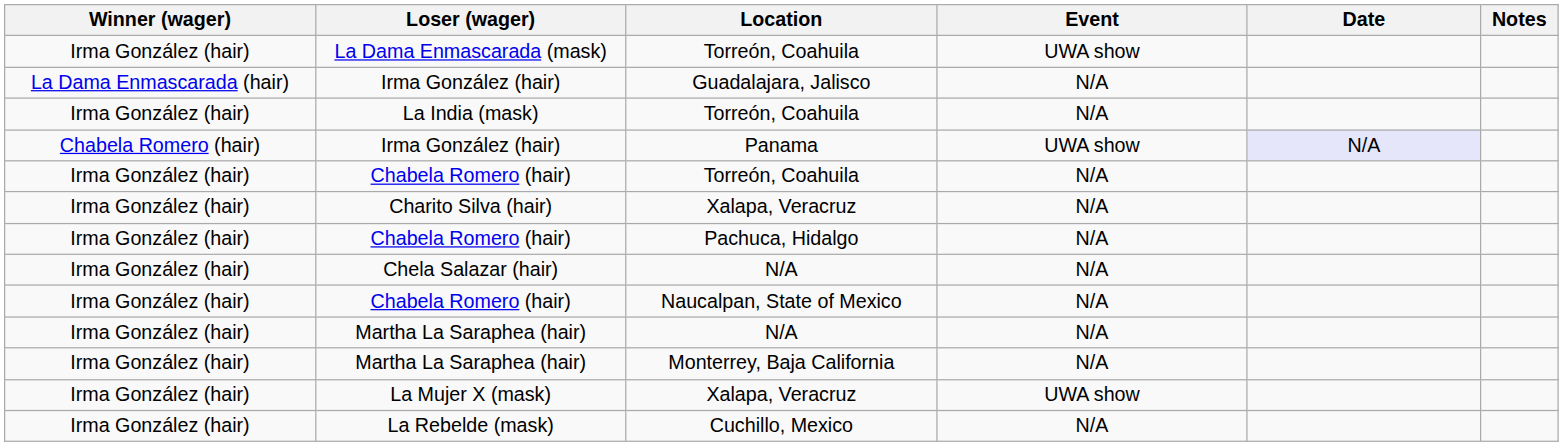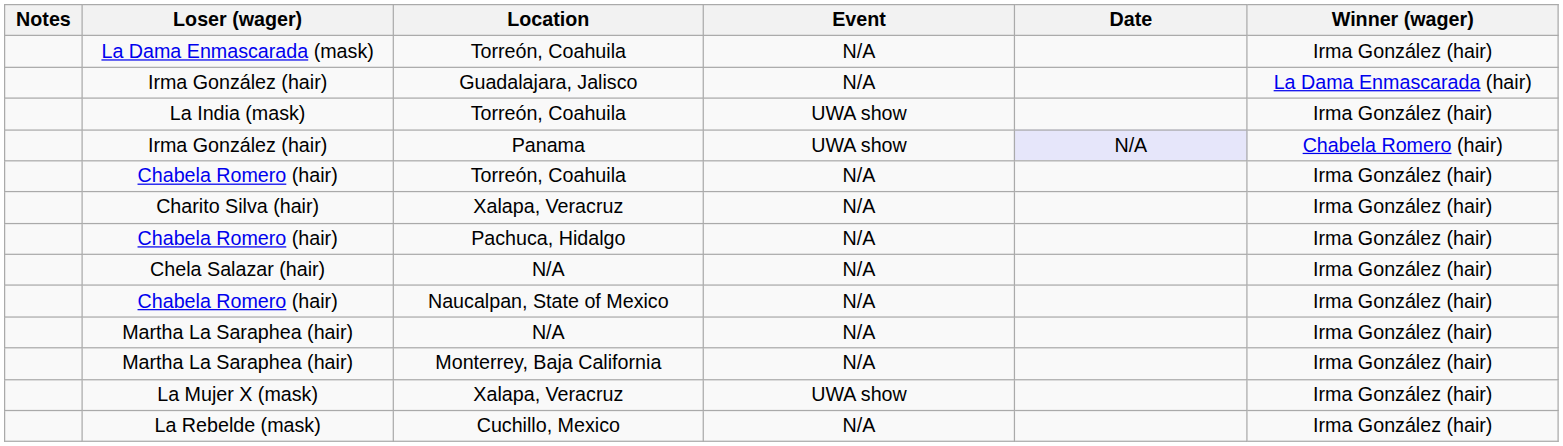columns swapped: (160, 20) <-> (1519, 20)
(1092, 51) UWA show -> (859, 51) N/A
(1092, 113) N/A -> (859, 113) UWA show
